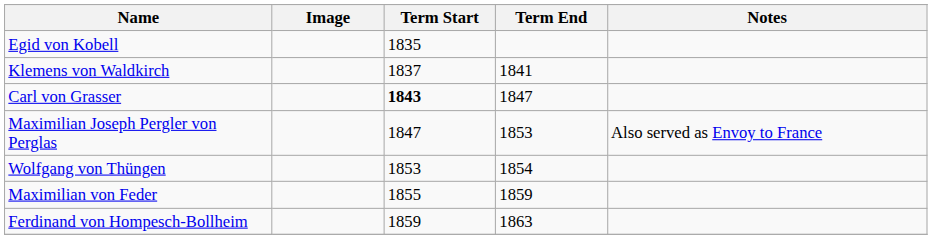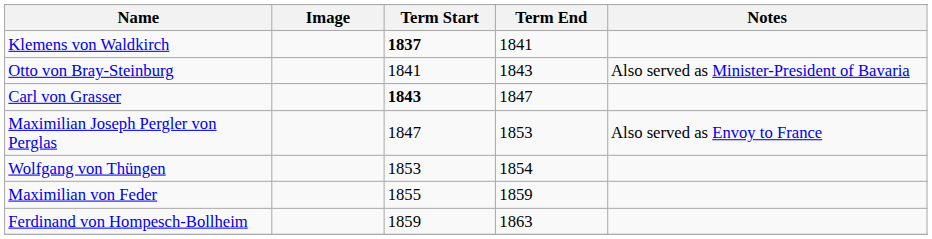- row: (63, 44)
(404, 70) normal -> (404, 44) bold
+ row: (91, 70)
